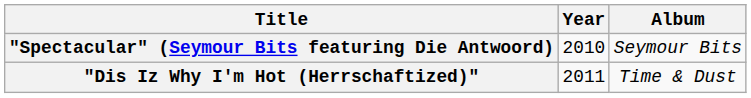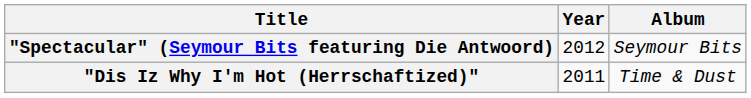(584, 48) 2010 -> (584, 48) 2012
